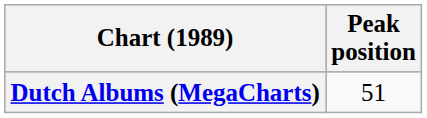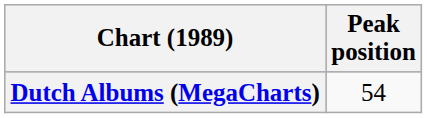(374, 91) 51 -> (374, 91) 54
